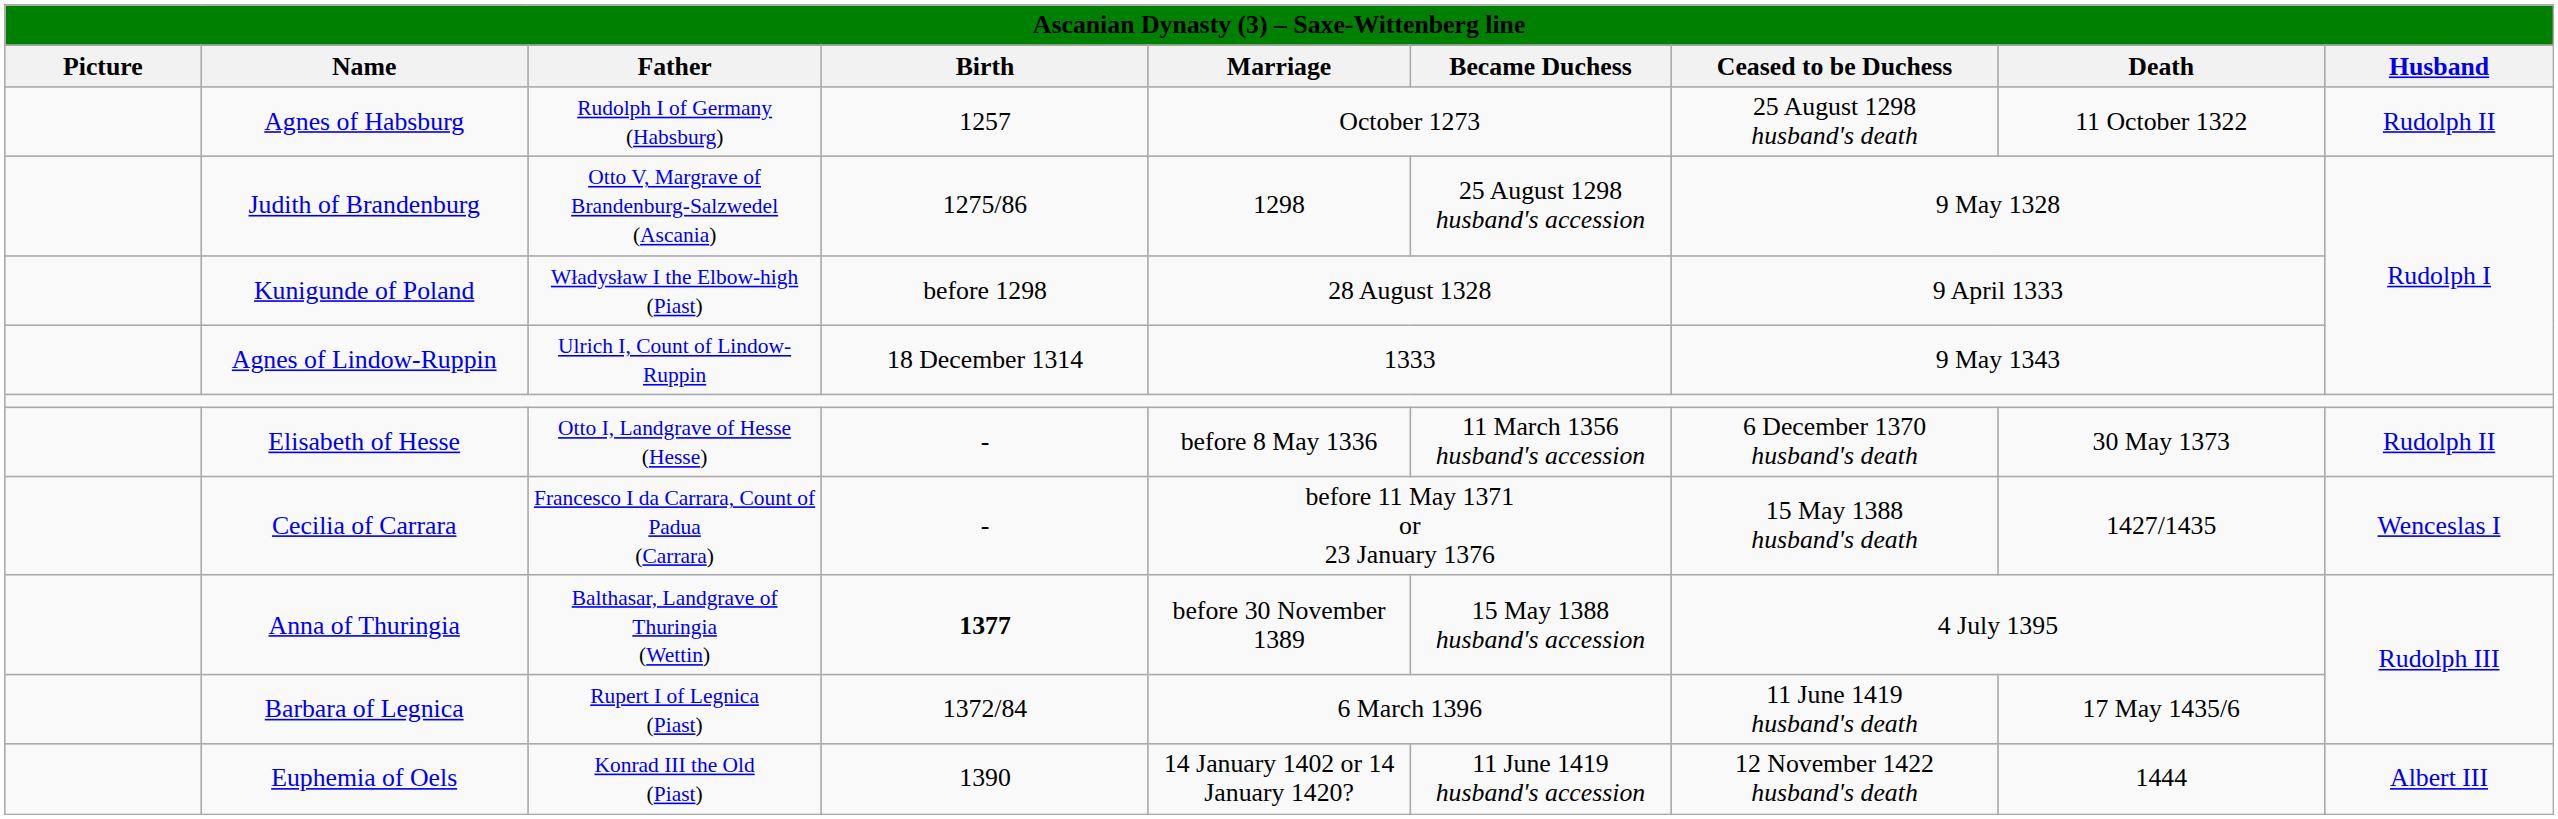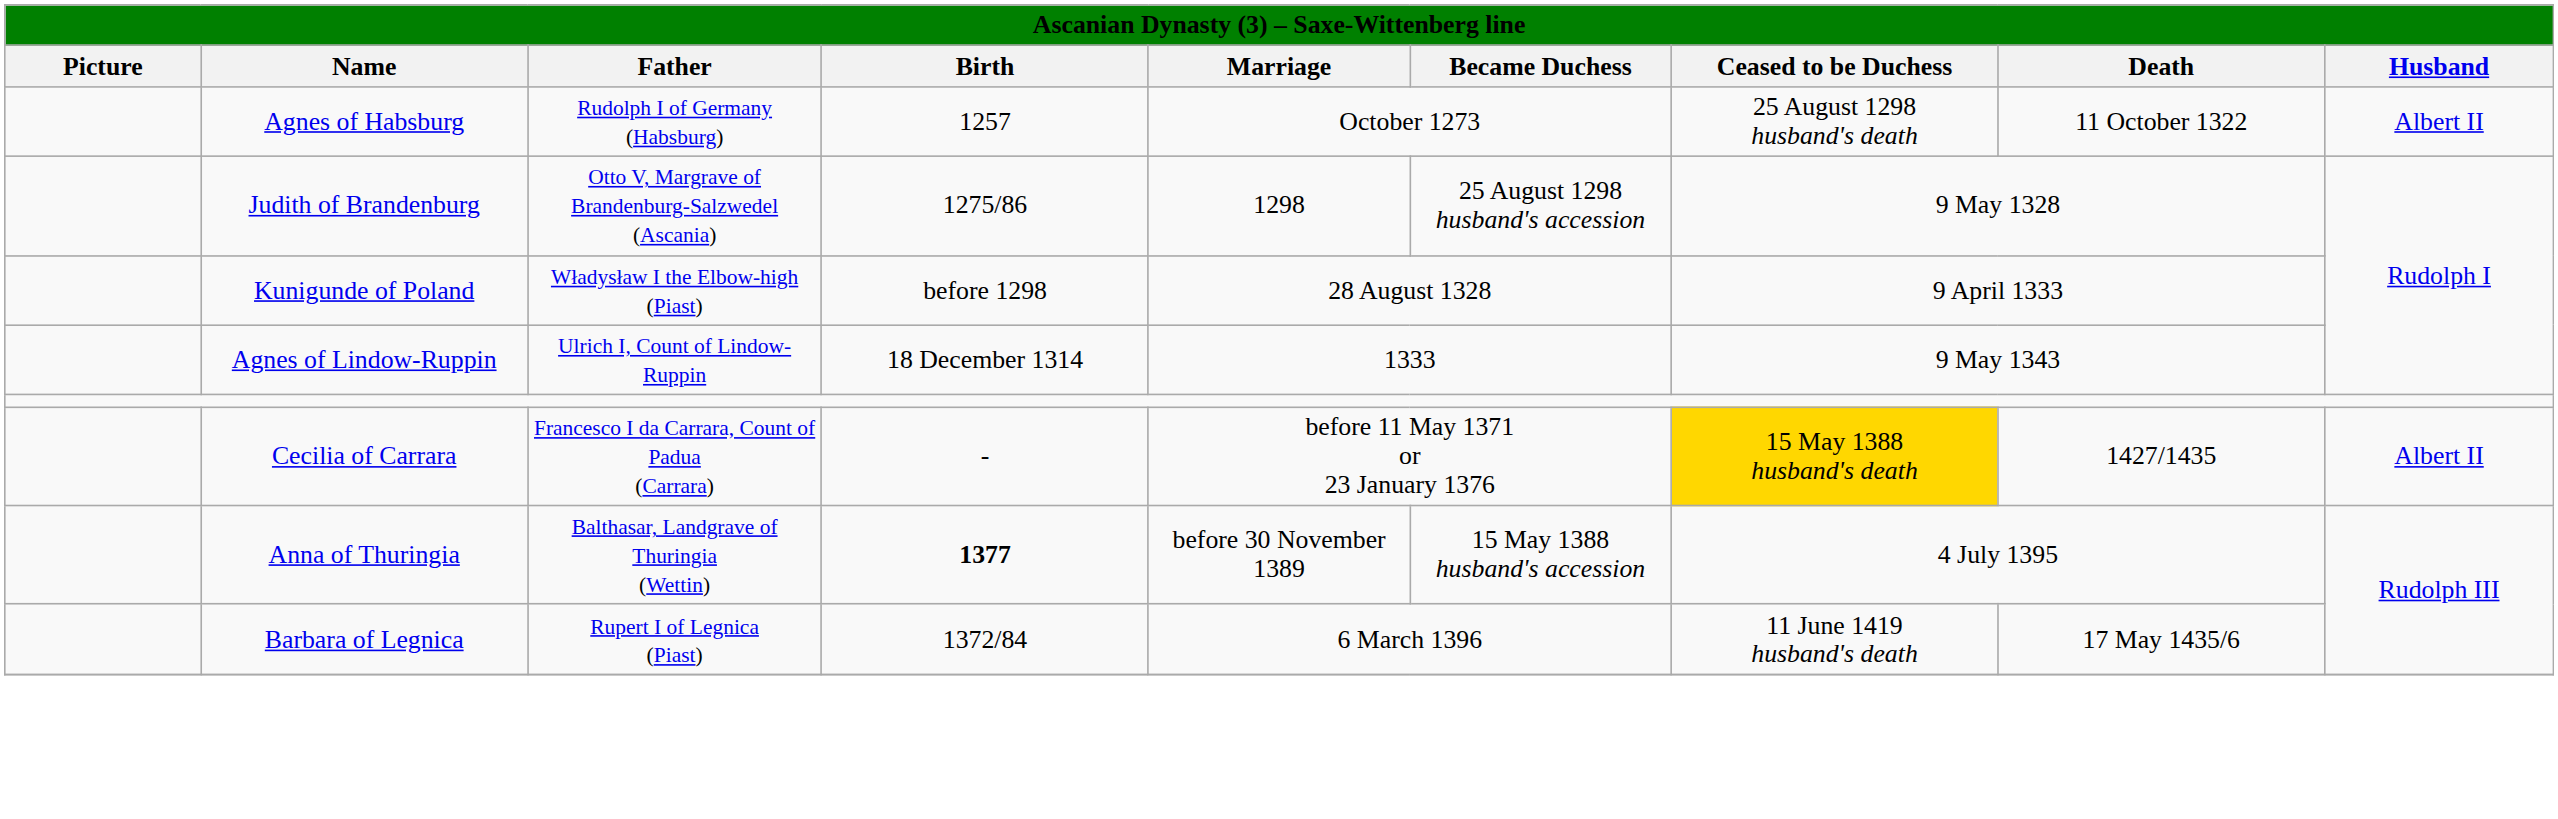(2439, 121) Rudolph II -> (2439, 121) Albert II
- row: (364, 441)
(1835, 525) no background -> (1835, 455) gold background
(2439, 525) Wenceslas I -> (2439, 455) Albert II
- row: (364, 778)
